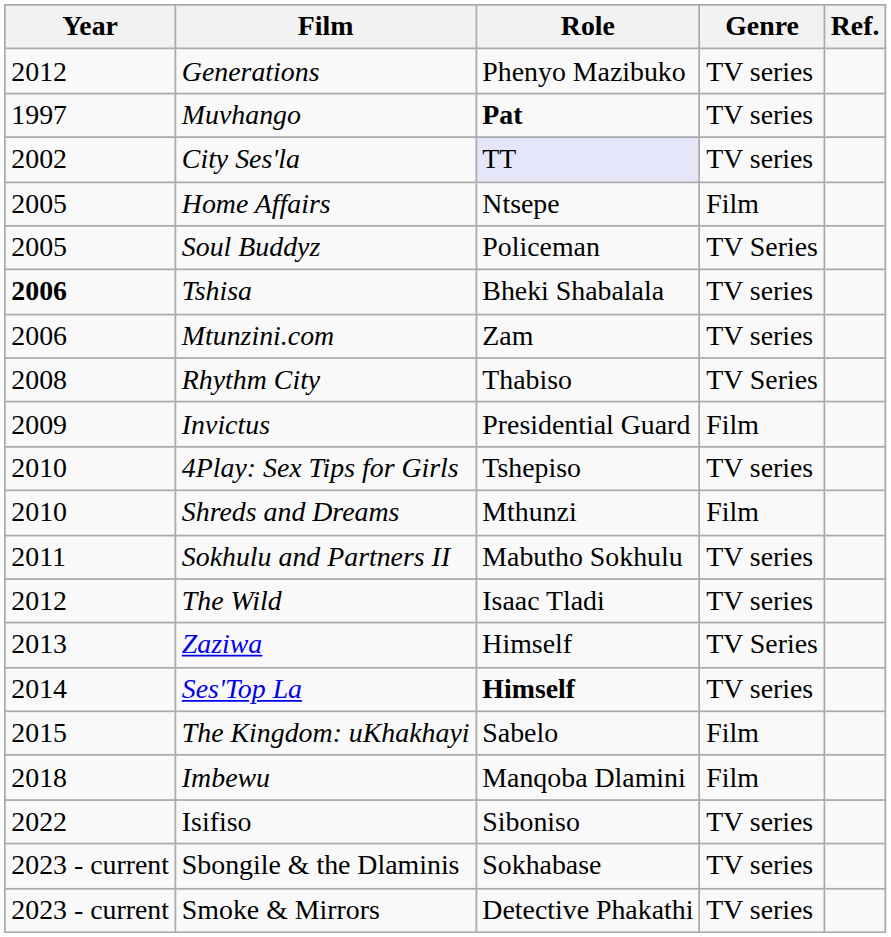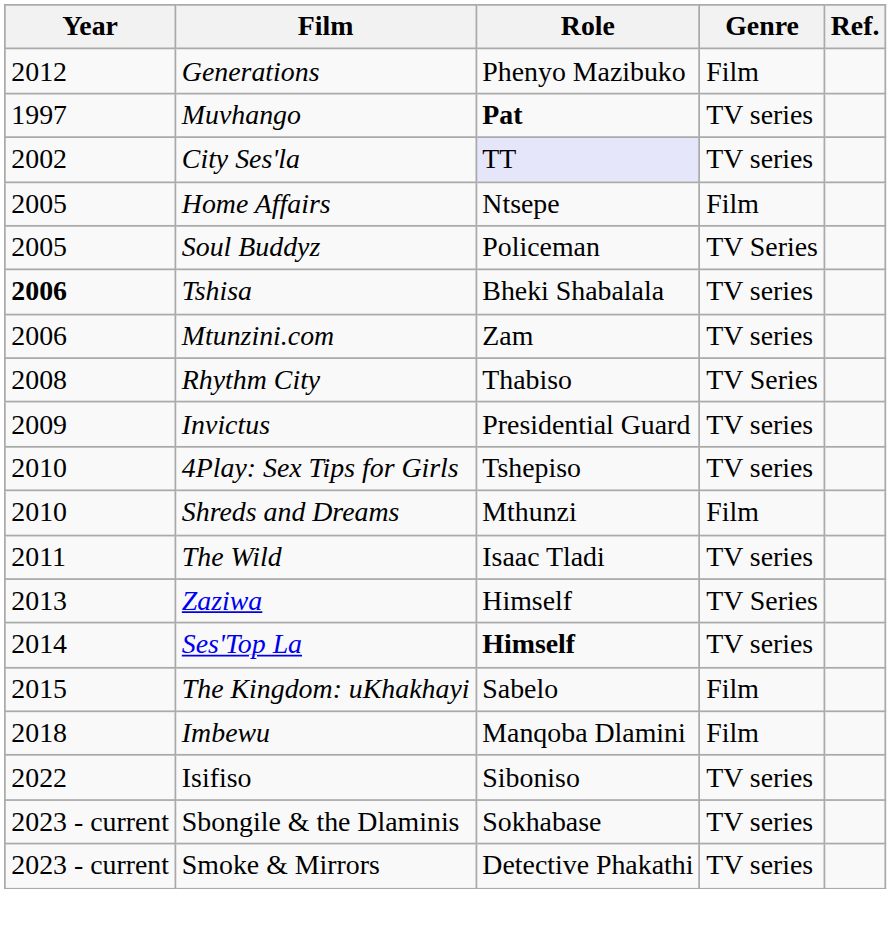(760, 70) TV series -> (733, 70) Film
(733, 423) Film -> (760, 423) TV series
- row: (316, 556)
(39, 600) 2012 -> (39, 556) 2011
